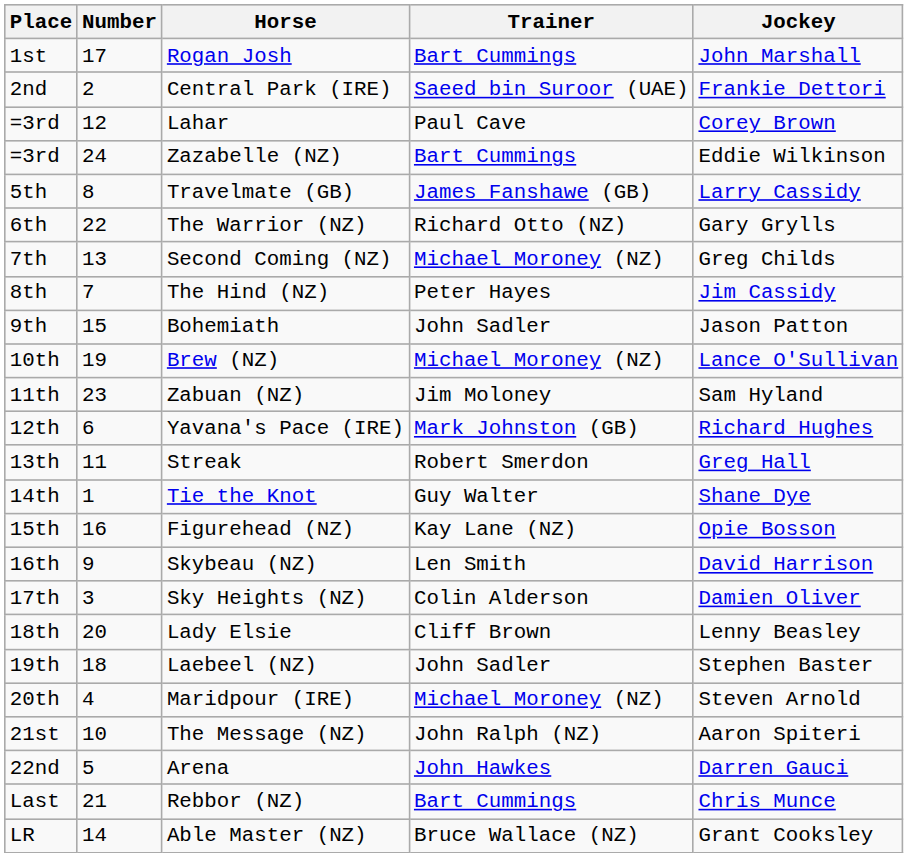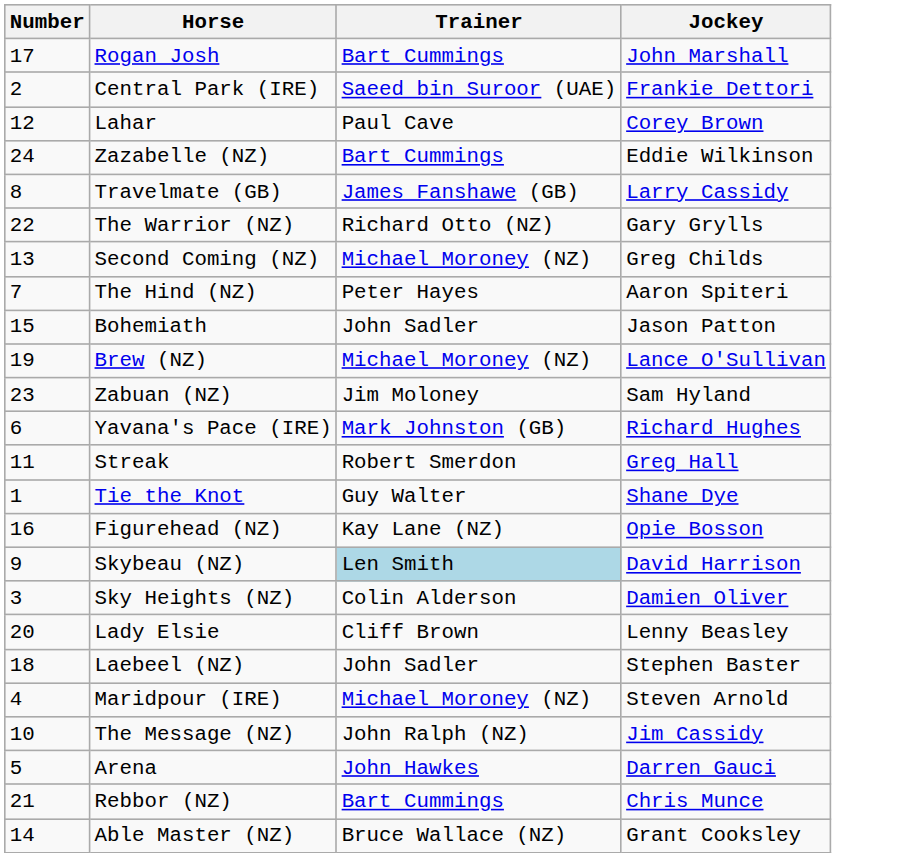- column: (41, 22)
(767, 293) Jim Cassidy -> (707, 293) Aaron Spiteri
(470, 564) no background -> (398, 564) lightblue background
(780, 734) Aaron Spiteri -> (695, 734) Jim Cassidy
